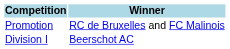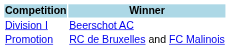rows swapped: (26, 40) <-> (29, 25)
